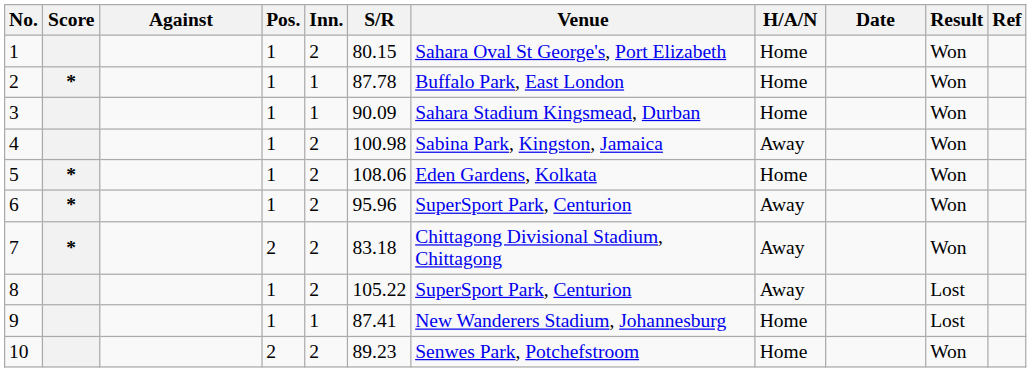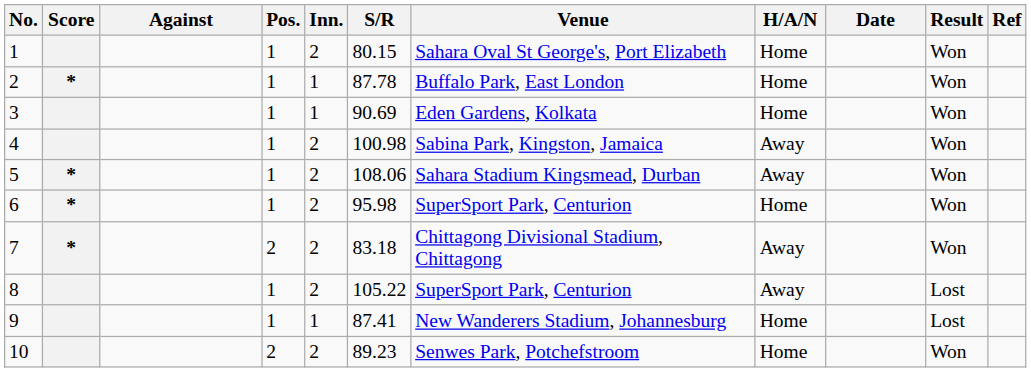(374, 112) 90.09 -> (374, 112) 90.69
(558, 112) Sahara Stadium Kingsmead, Durban -> (506, 112) Eden Gardens, Kolkata
(506, 174) Eden Gardens, Kolkata -> (558, 174) Sahara Stadium Kingsmead, Durban
(784, 174) Home -> (782, 174) Away
(374, 205) 95.96 -> (374, 205) 95.98
(782, 205) Away -> (784, 205) Home
